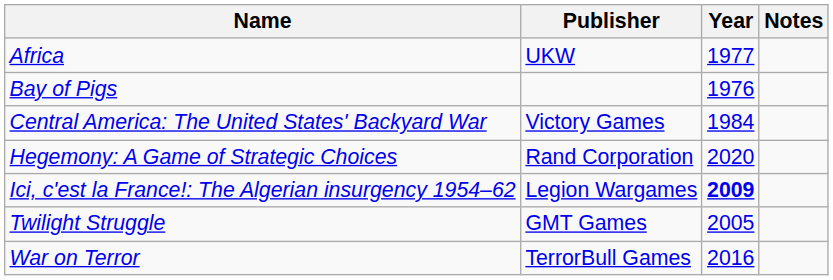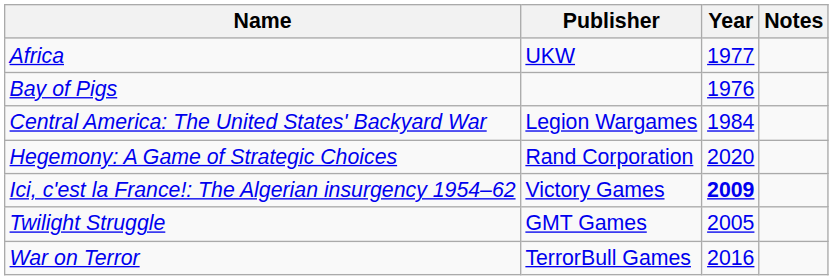(595, 122) Victory Games -> (611, 122) Legion Wargames
(611, 190) Legion Wargames -> (595, 190) Victory Games
